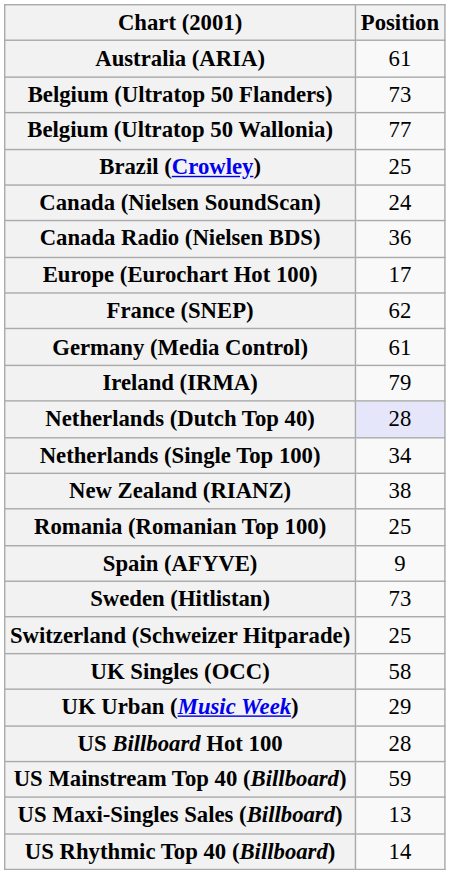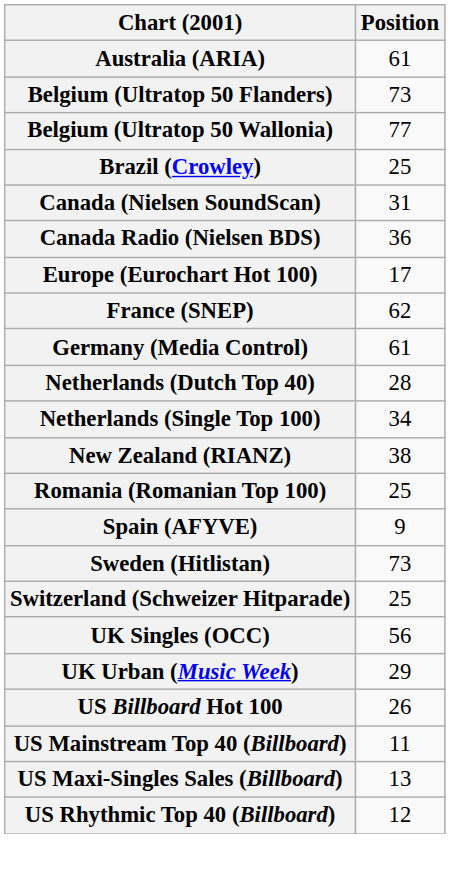(400, 202) 24 -> (400, 202) 31
- row: (180, 382)
(400, 418) lavender background -> (400, 382) no background
(400, 671) 58 -> (400, 635) 56
(400, 743) 28 -> (400, 707) 26
(400, 779) 59 -> (400, 743) 11
(400, 851) 14 -> (400, 815) 12
